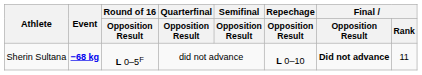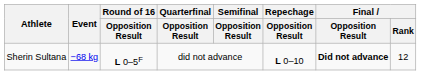(85, 56) bold -> (84, 56) normal
(404, 56) 11 -> (403, 56) 12
